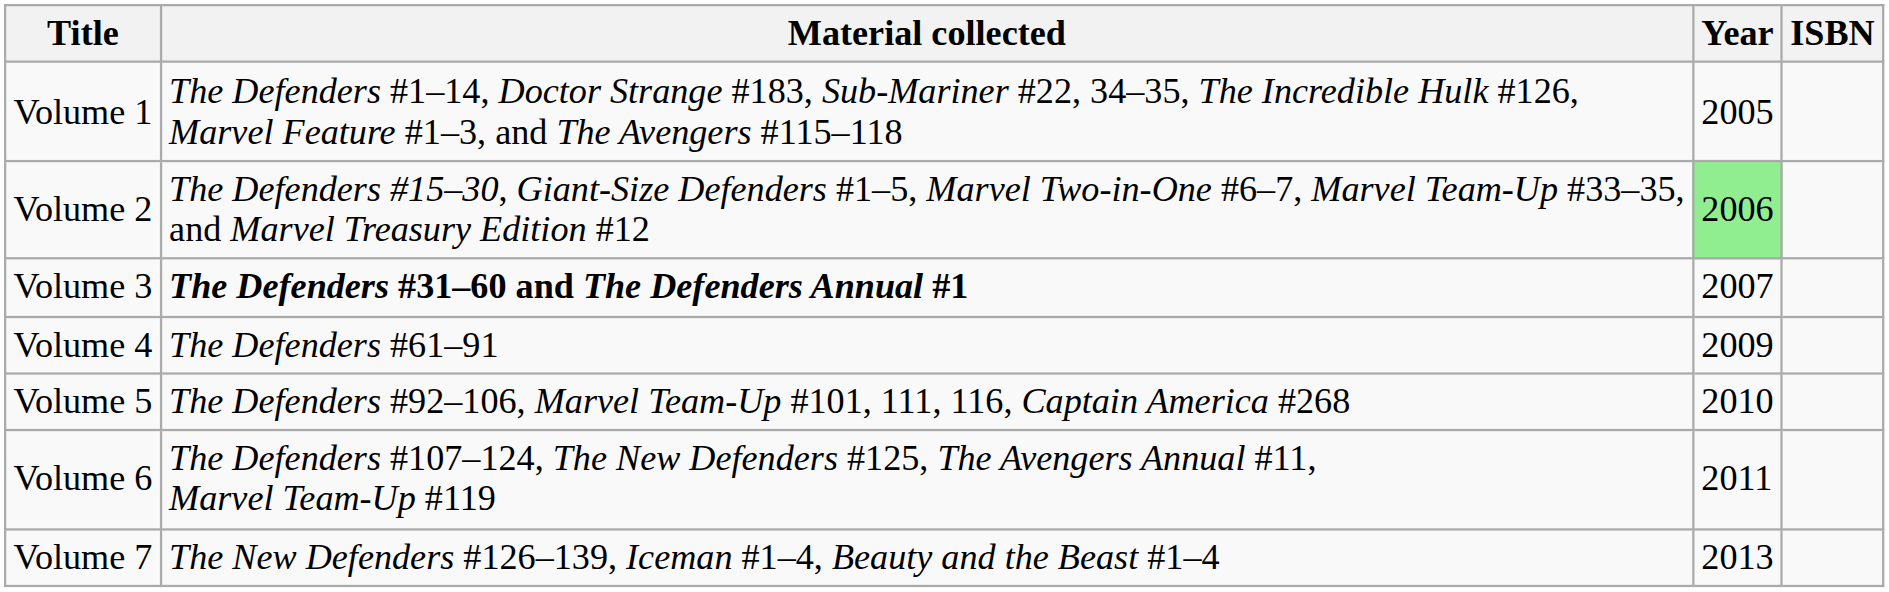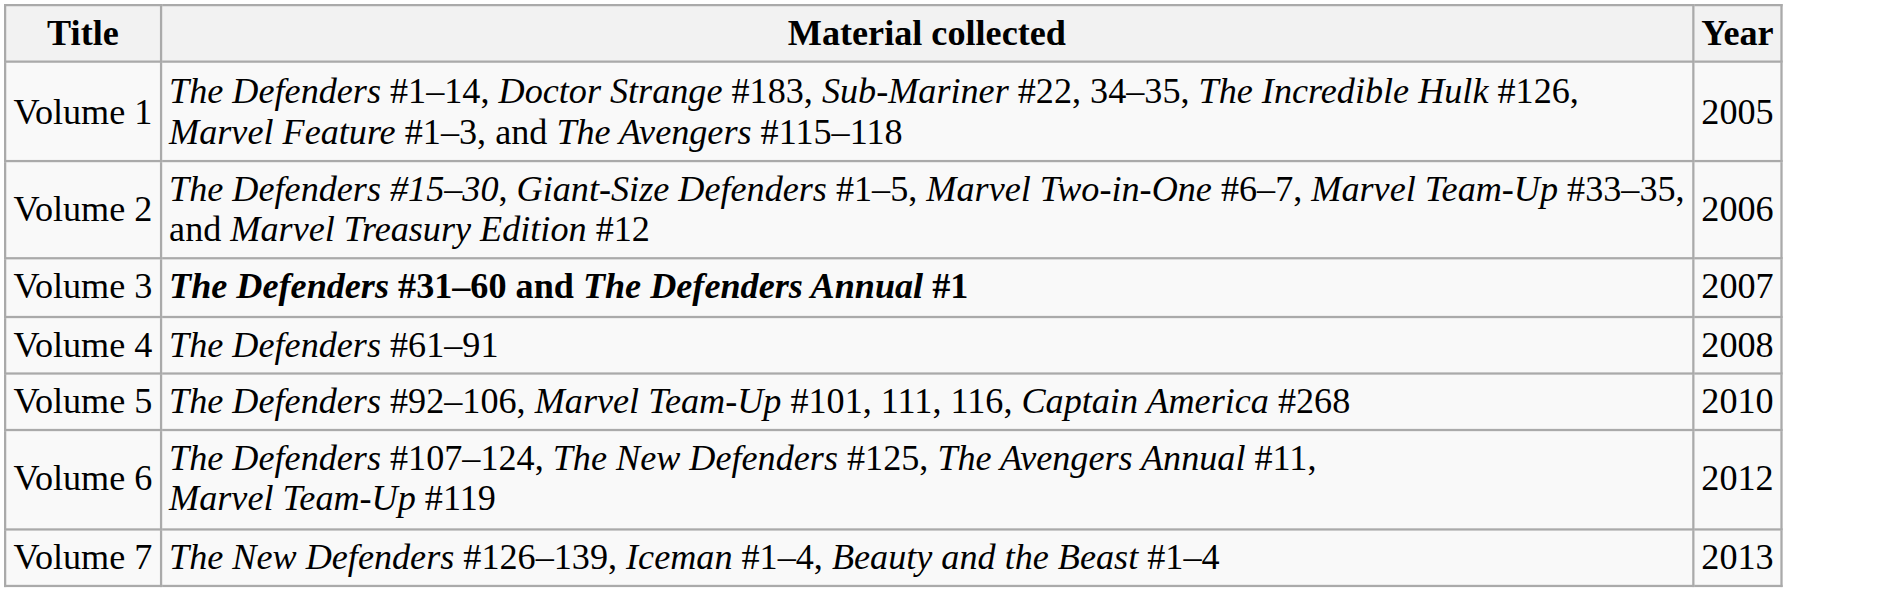- column: (1832, 33)
(1737, 208) lightgreen background -> (1737, 208) no background
(1737, 343) 2009 -> (1737, 343) 2008
(1737, 478) 2011 -> (1737, 478) 2012
